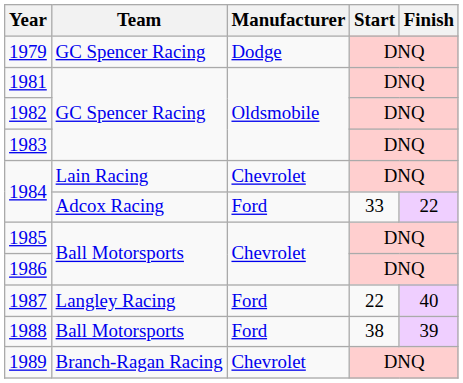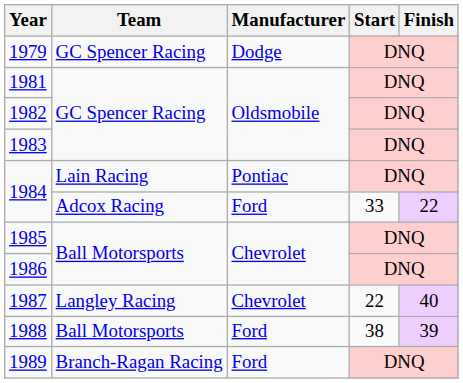(269, 176) Chevrolet -> (260, 176) Pontiac
(249, 300) Ford -> (269, 300) Chevrolet
(269, 362) Chevrolet -> (249, 362) Ford
